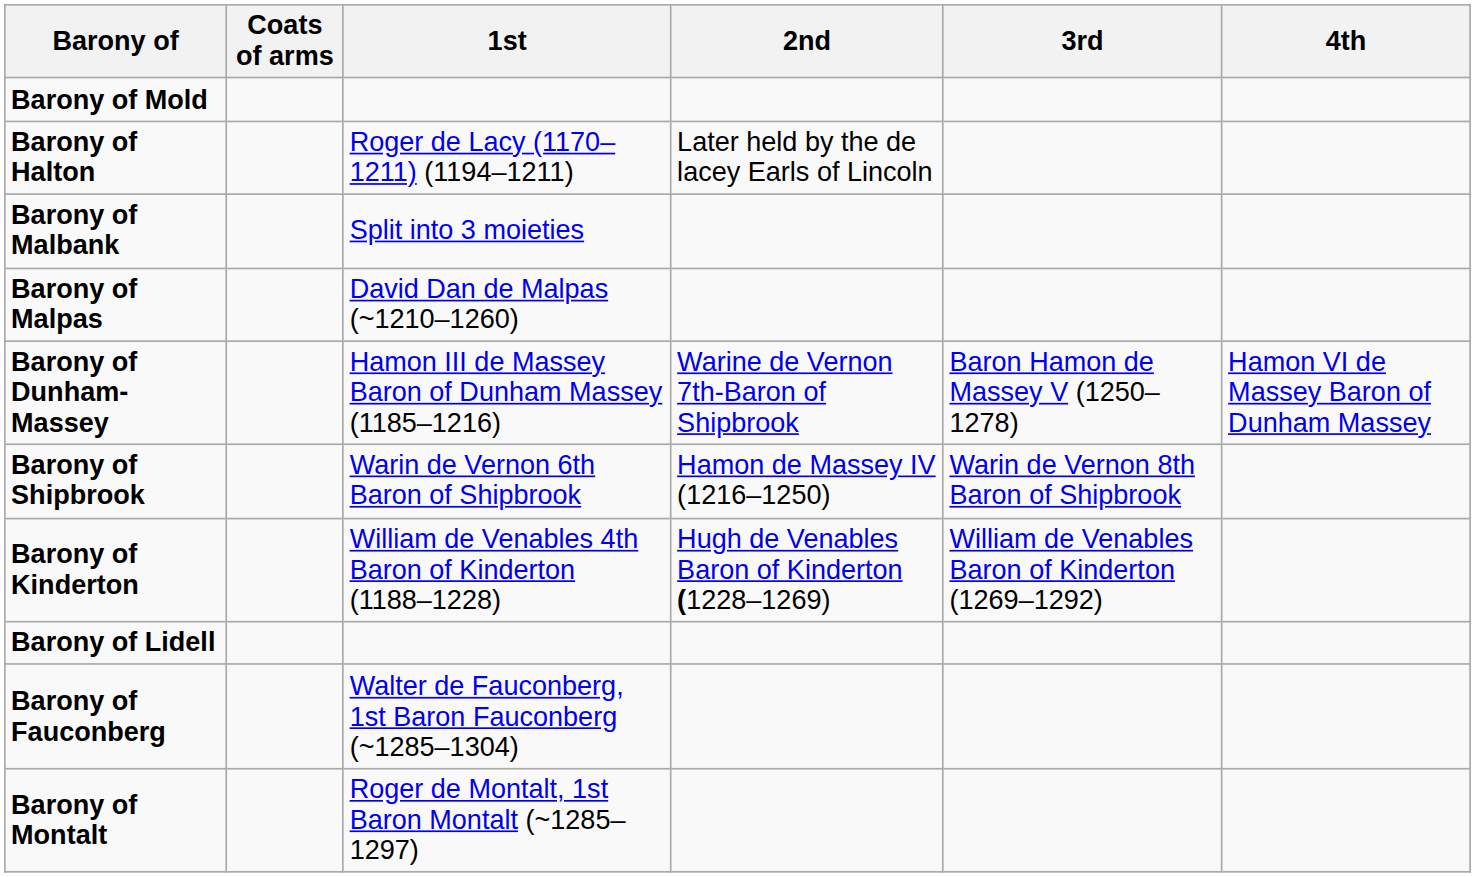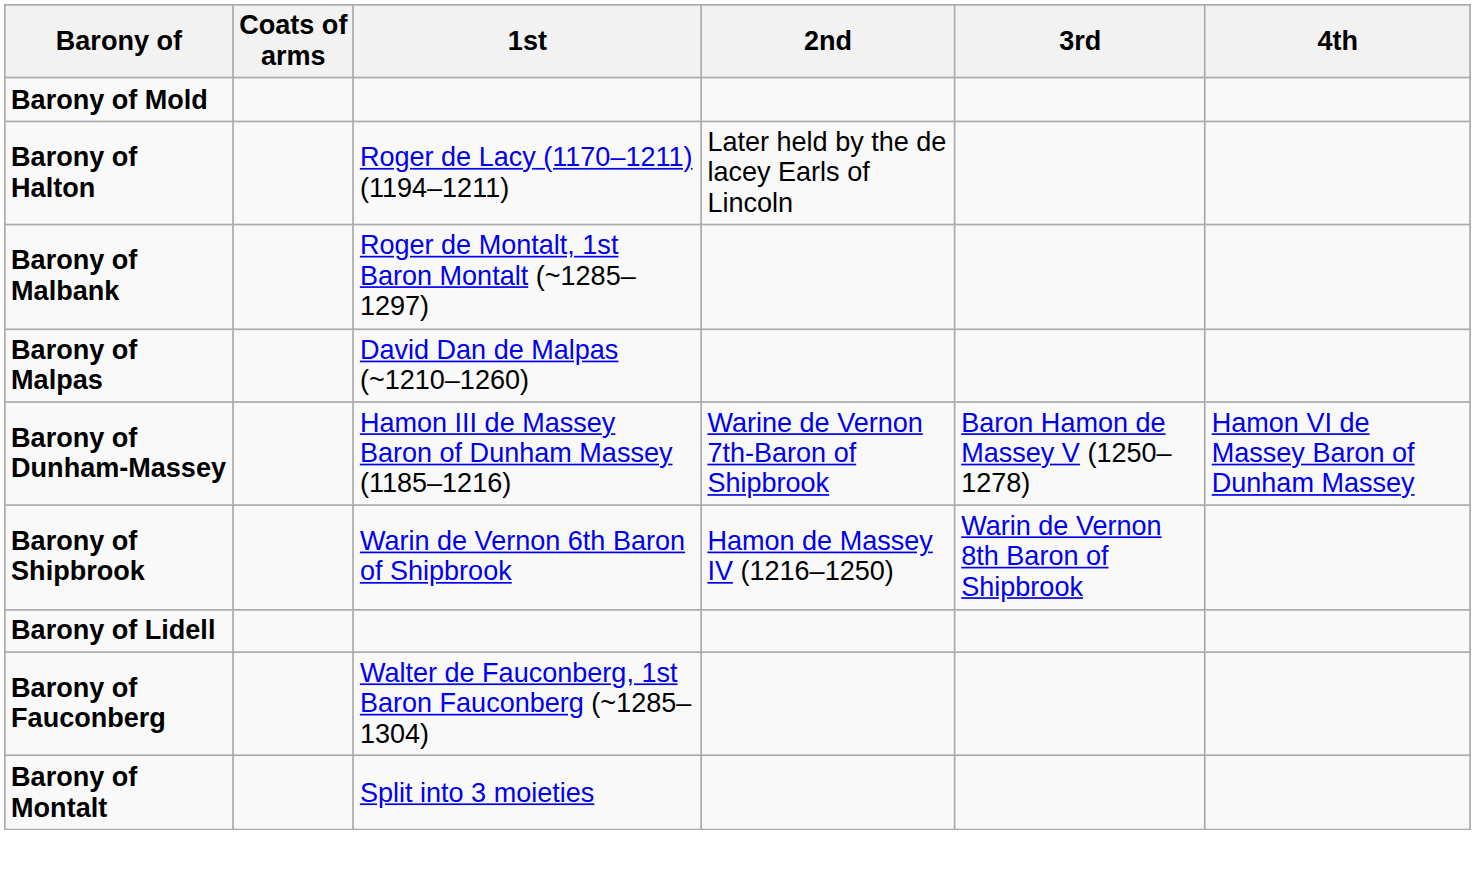(467, 230) Split into 3 moieties -> (498, 276) Roger de Montalt, 1st Baron Montalt (~1285–1297)
- row: (75, 569)
(488, 819) Roger de Montalt, 1st Baron Montalt (~1285–1297) -> (477, 792) Split into 3 moieties
